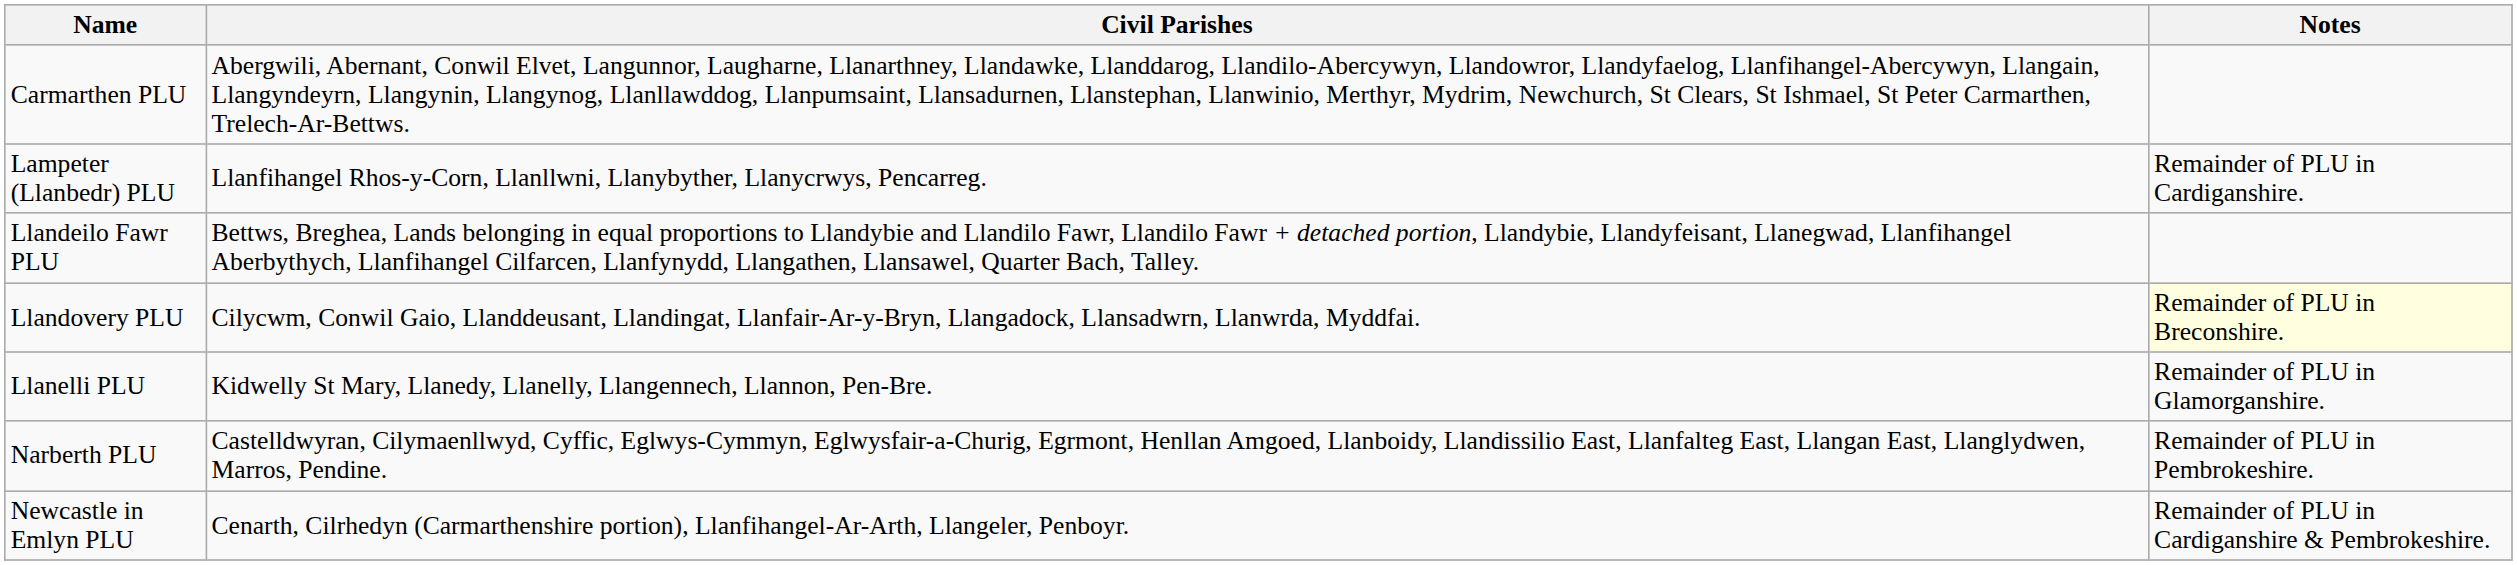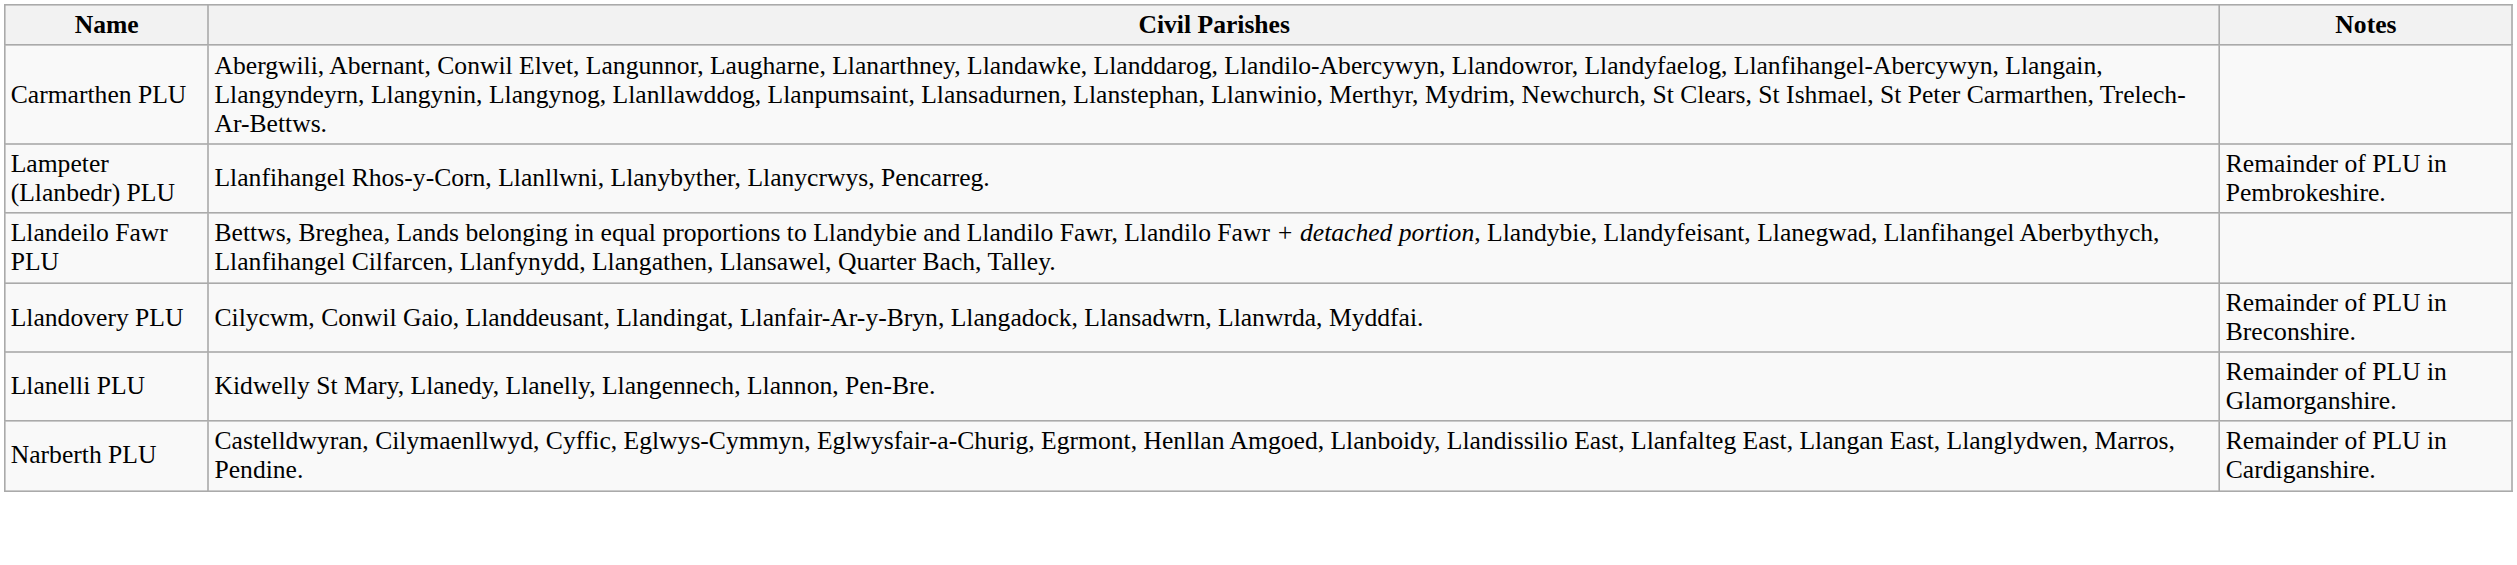(2265, 178) Remainder of PLU in Cardiganshire. -> (2336, 178) Remainder of PLU in Pembrokeshire.
(2265, 316) lightyellow background -> (2336, 316) no background
(2265, 455) Remainder of PLU in Pembrokeshire. -> (2336, 455) Remainder of PLU in Cardiganshire.
- row: (77, 524)
